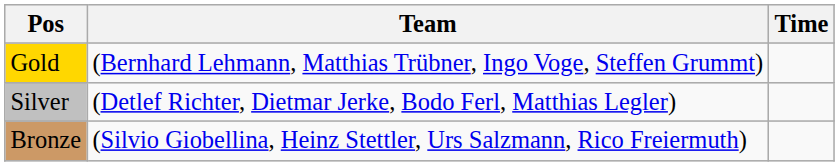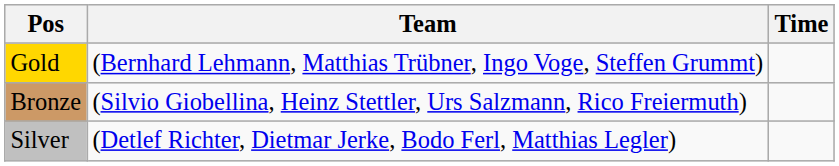rows swapped: (40, 101) <-> (46, 140)
